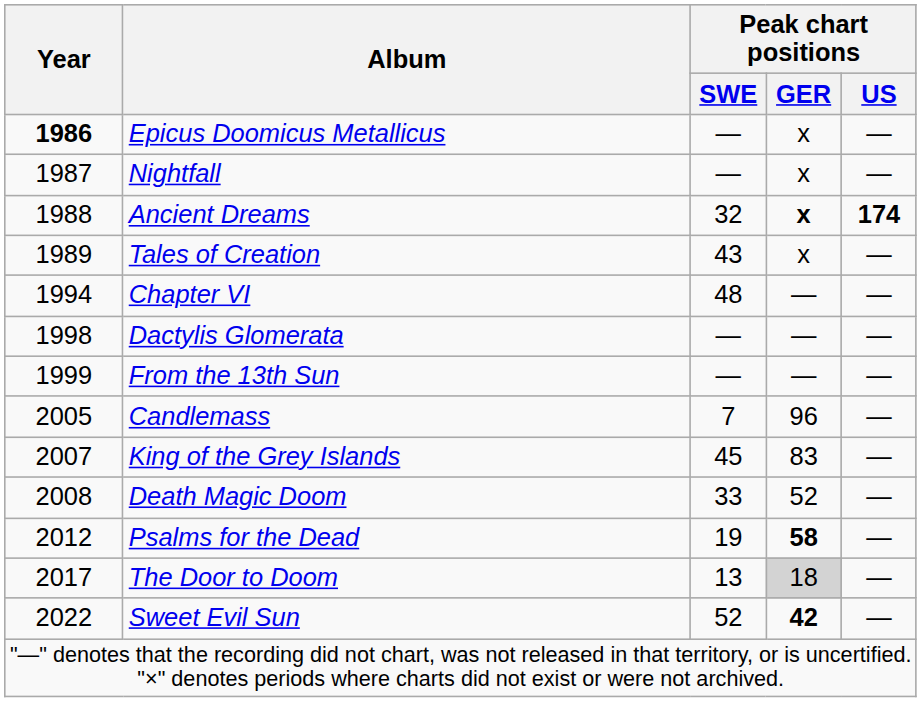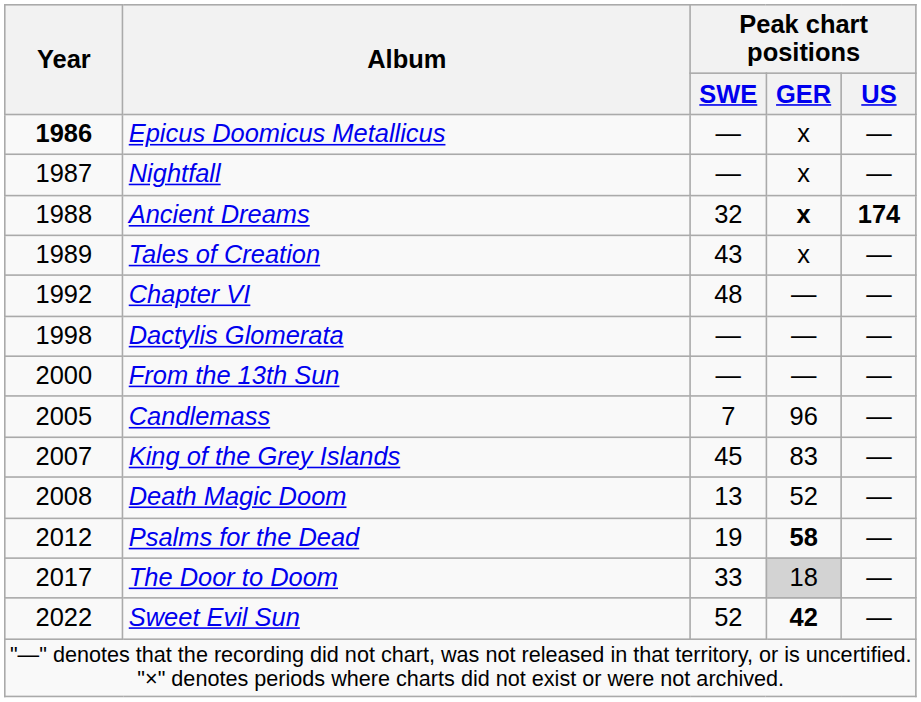(64, 295) 1994 -> (64, 295) 1992
(64, 376) 1999 -> (64, 376) 2000
(728, 497) 33 -> (728, 497) 13
(728, 577) 13 -> (728, 577) 33
